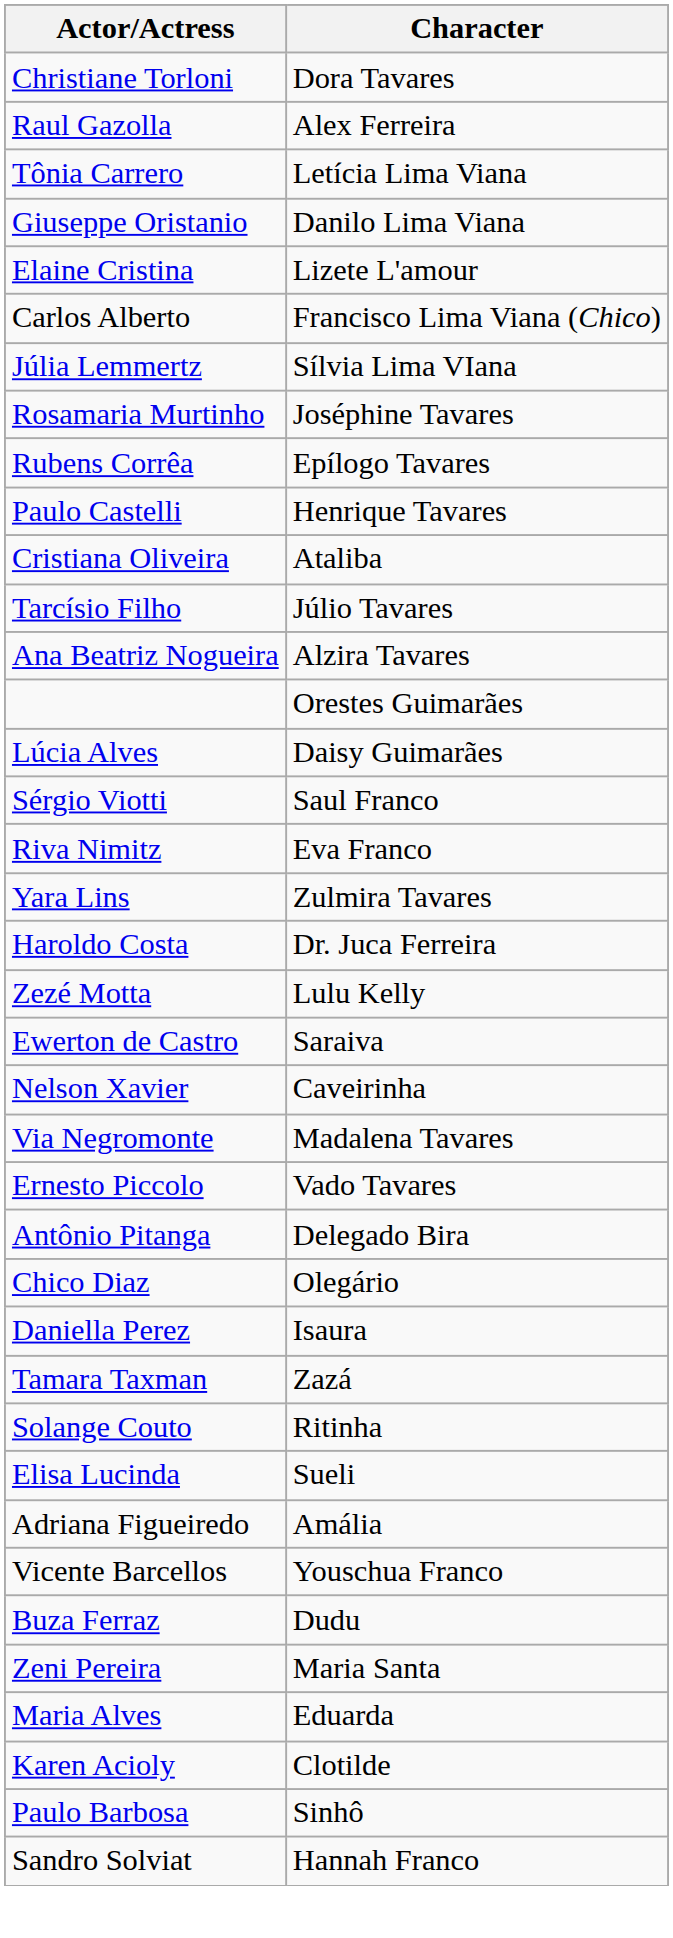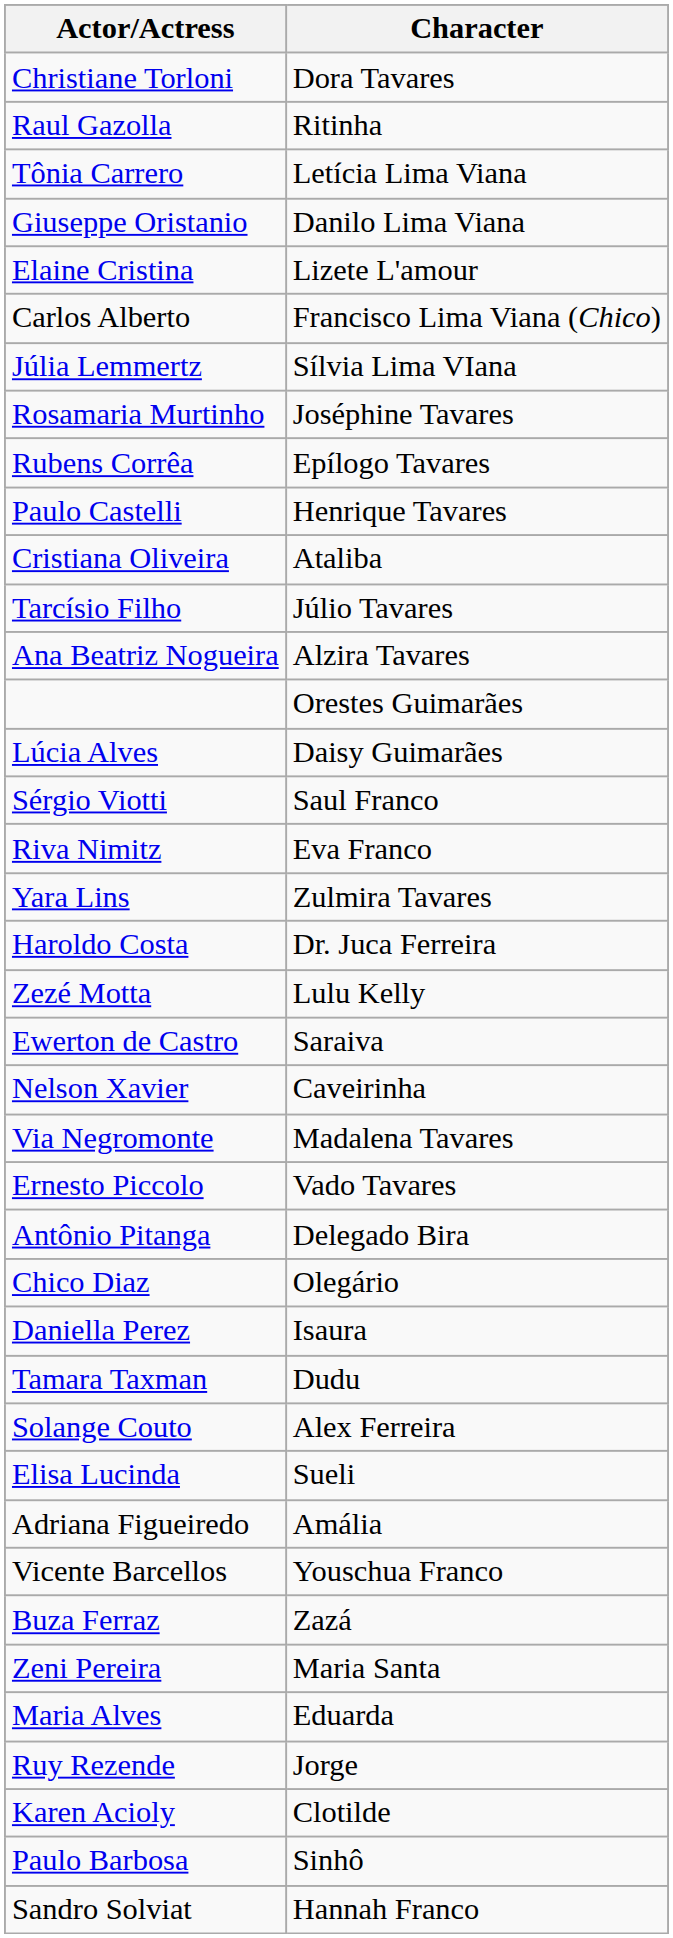(374, 125) Alex Ferreira -> (337, 125) Ritinha
(322, 1378) Zazá -> (326, 1378) Dudu
(337, 1426) Ritinha -> (374, 1426) Alex Ferreira
(326, 1619) Dudu -> (322, 1619) Zazá
+ row: (93, 1764)
